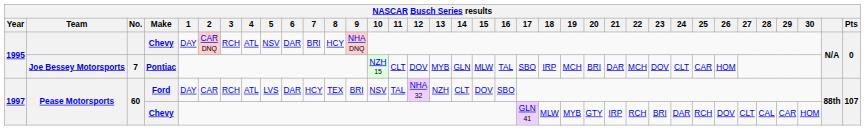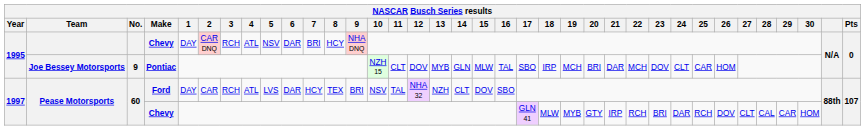(136, 67) 7 -> (136, 67) 9
